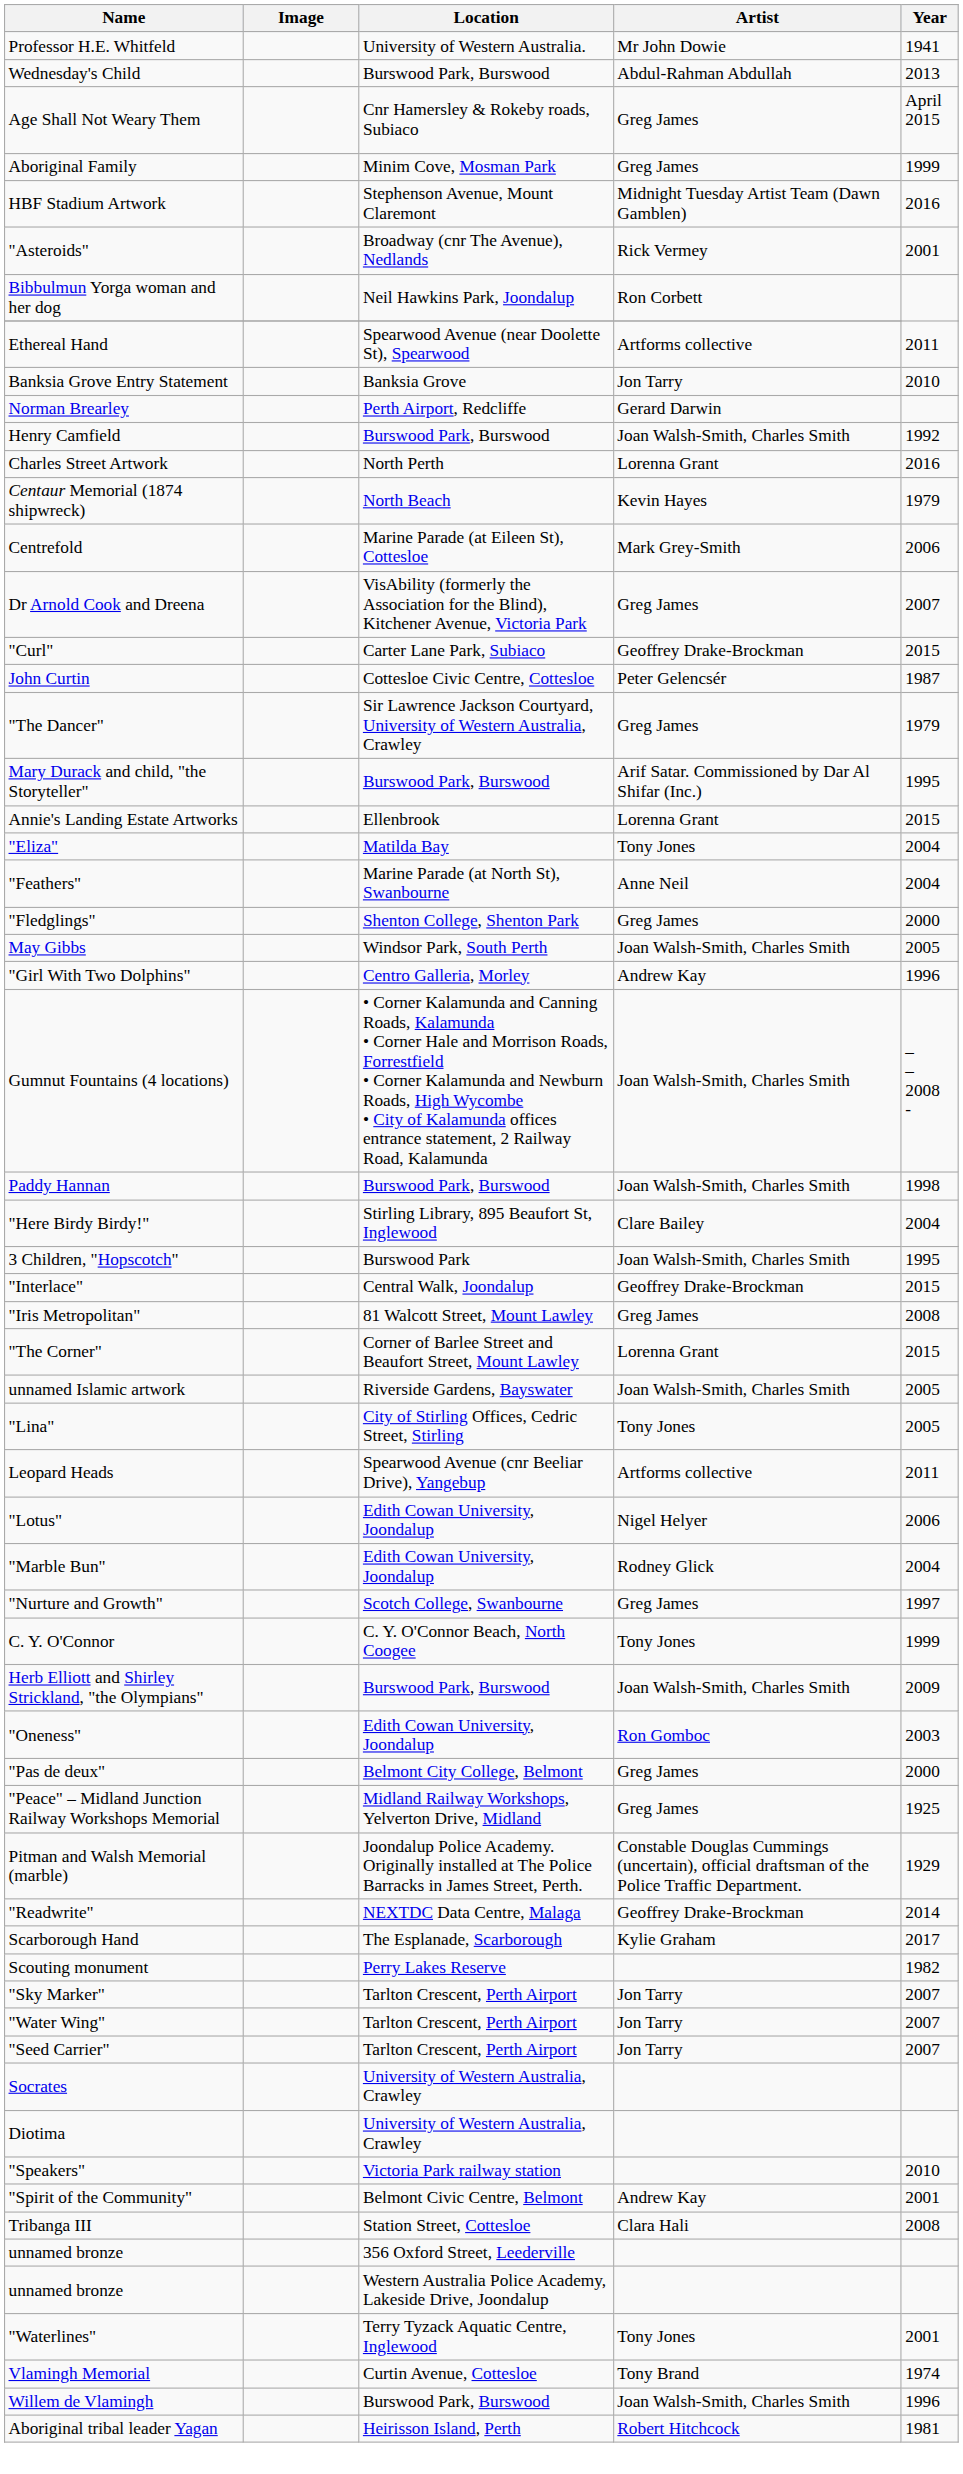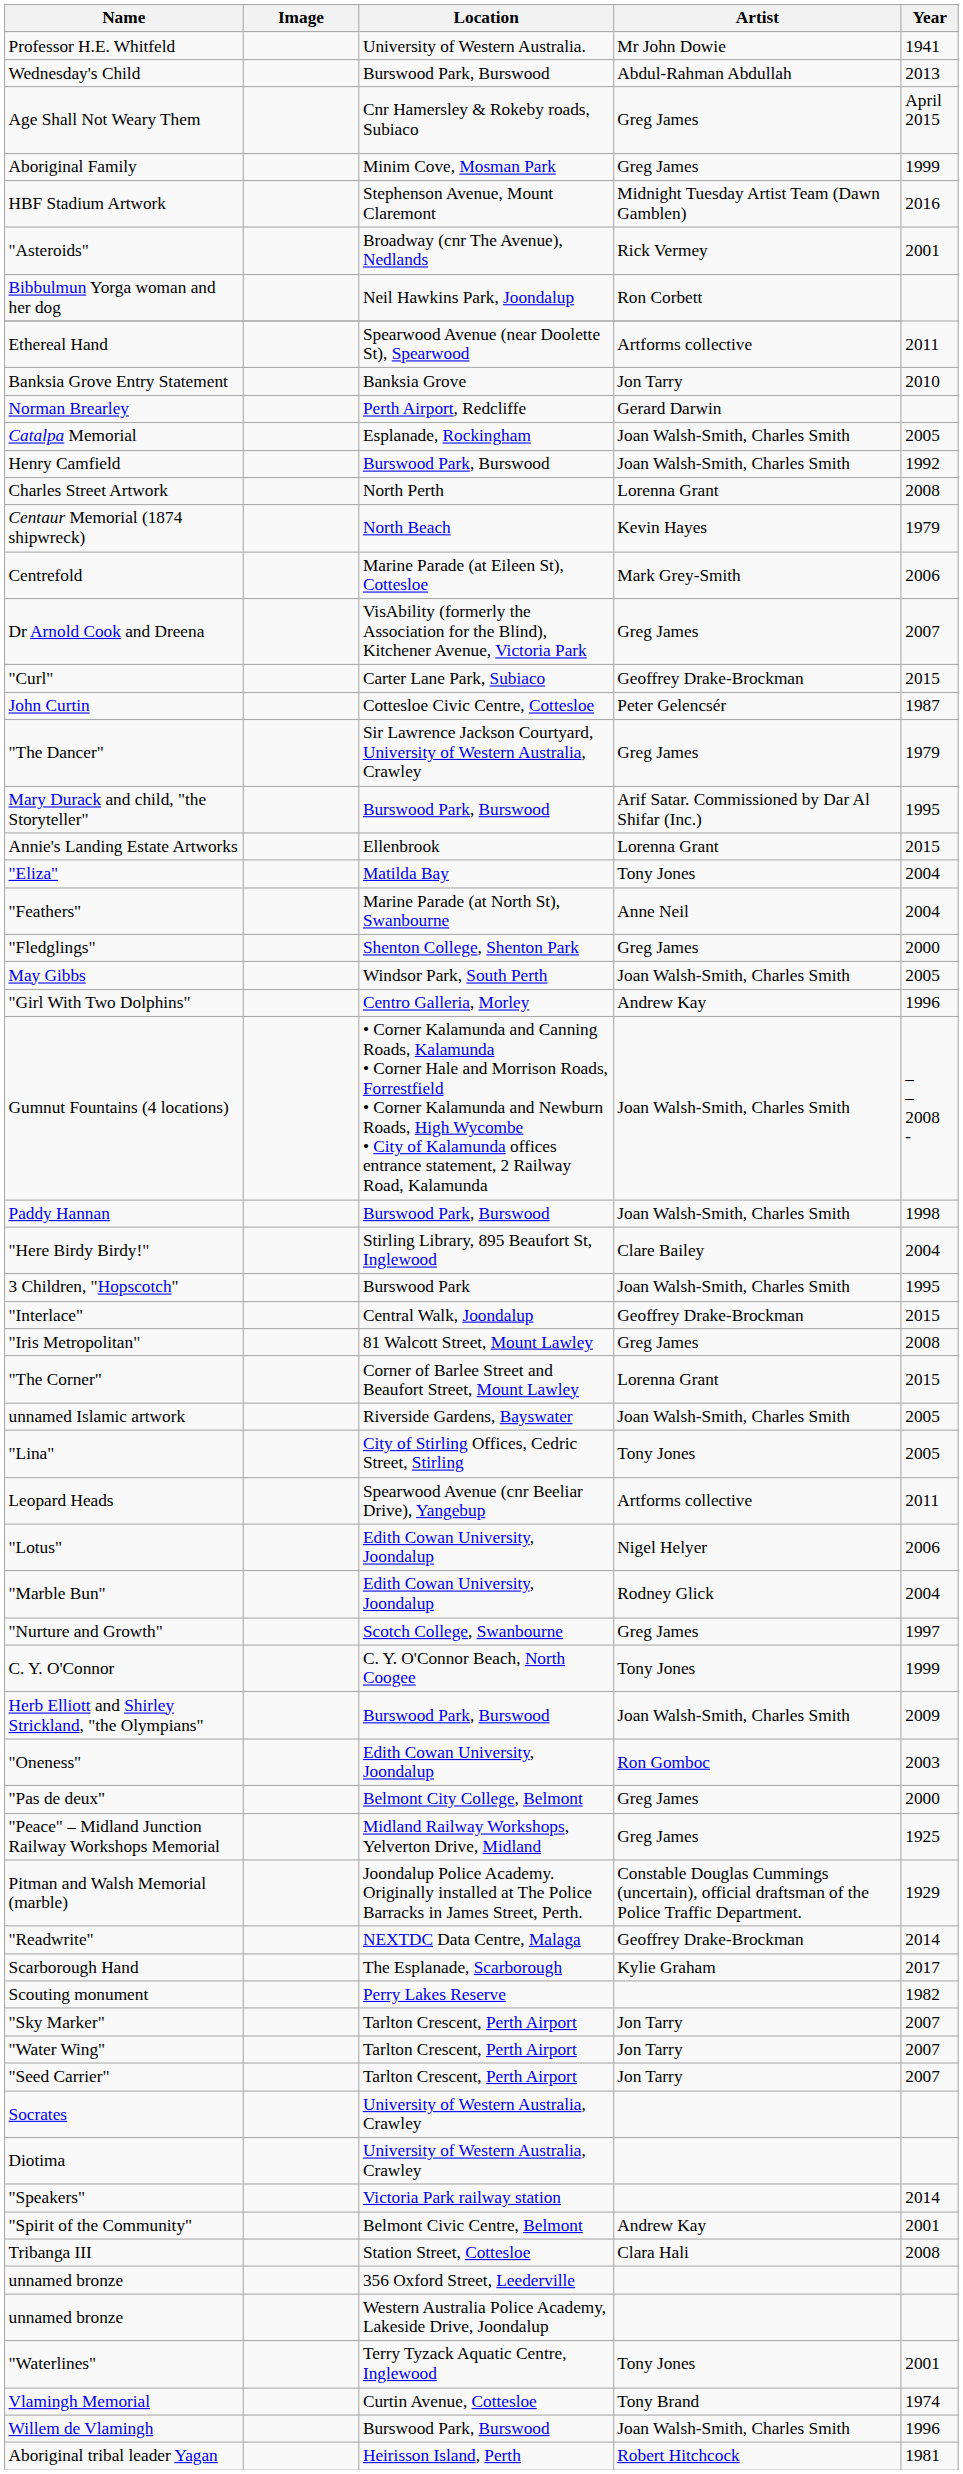+ row: (73, 436)
(923, 463) 2016 -> (923, 491) 2008
(923, 2170) 2010 -> (923, 2197) 2014
